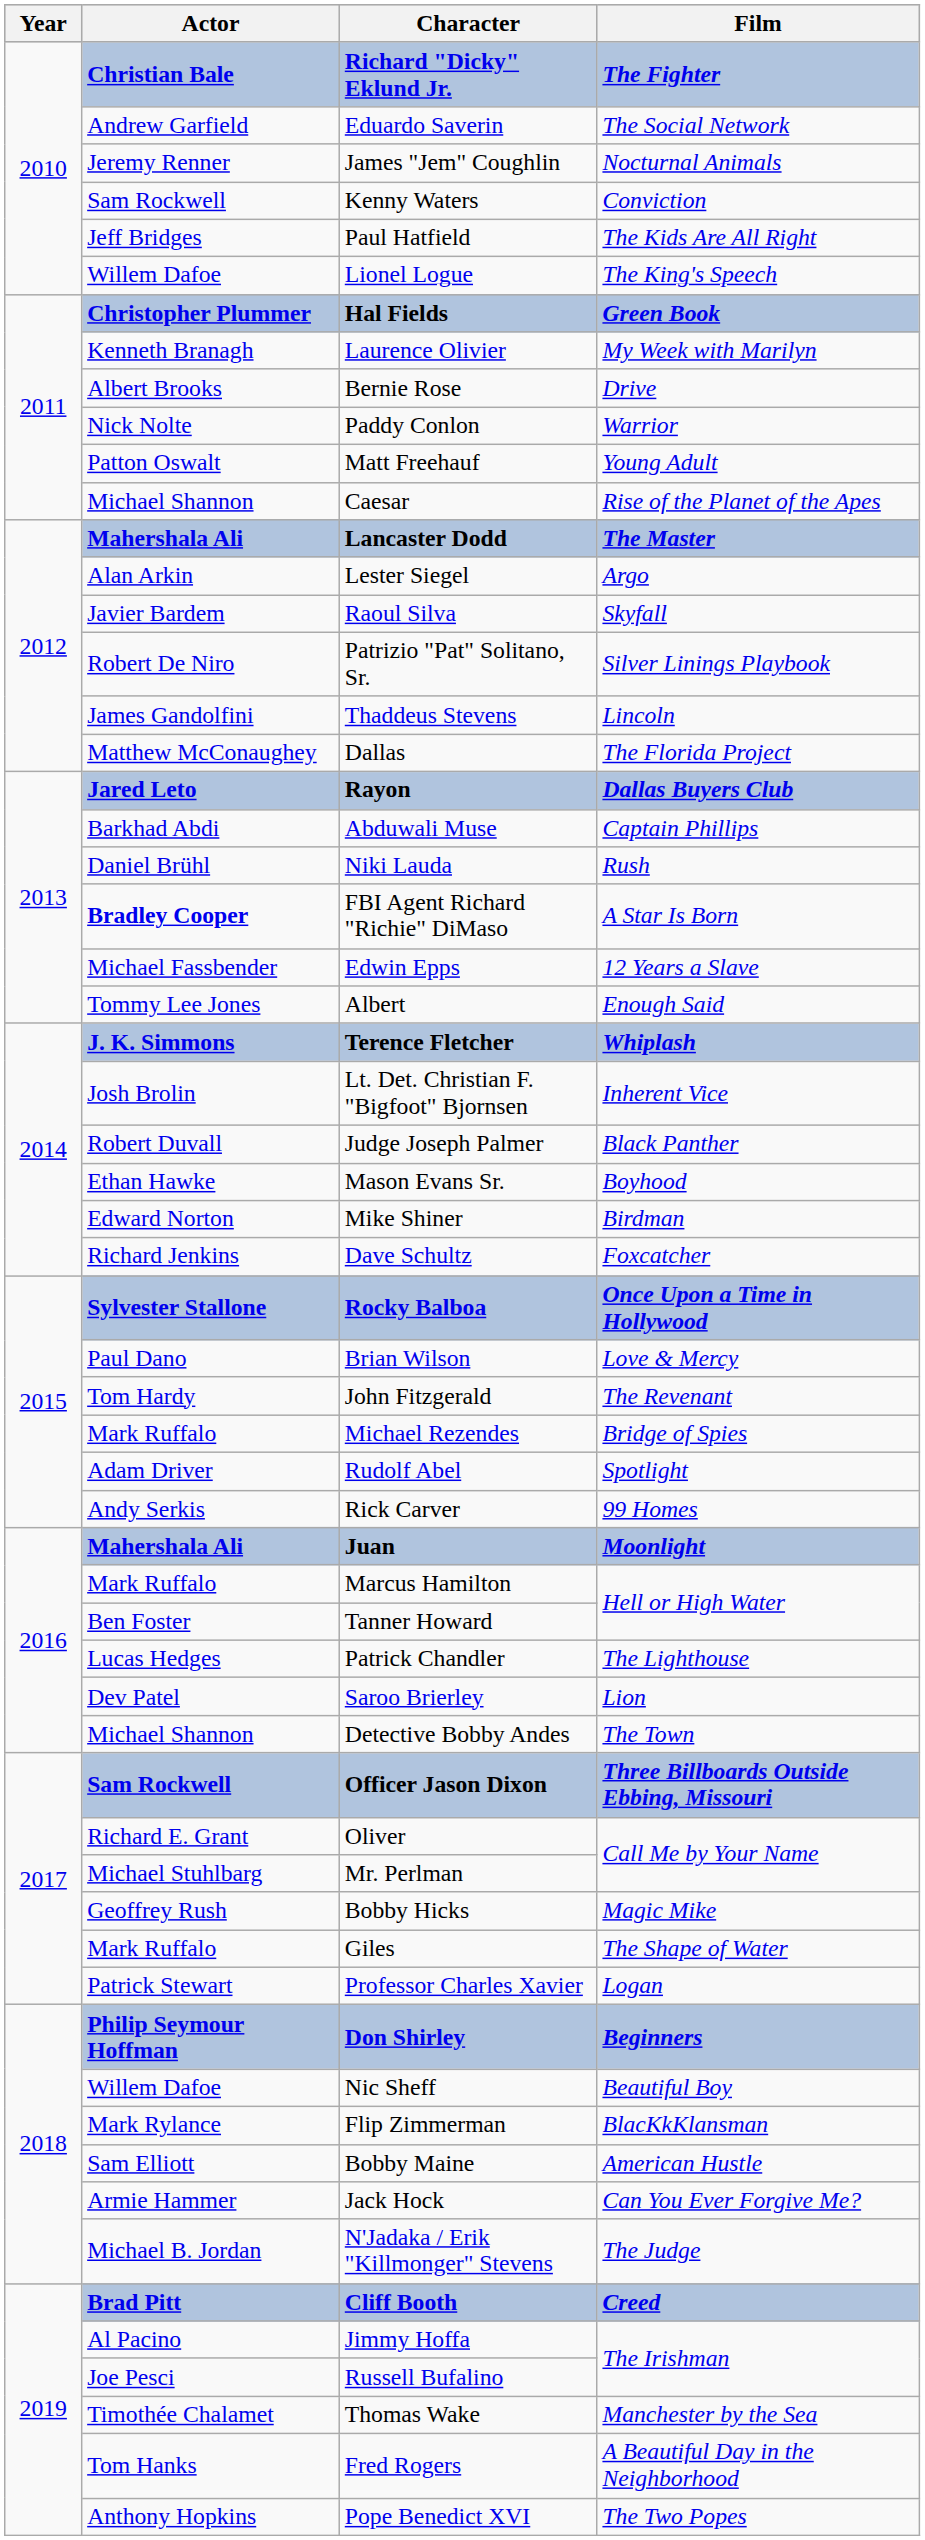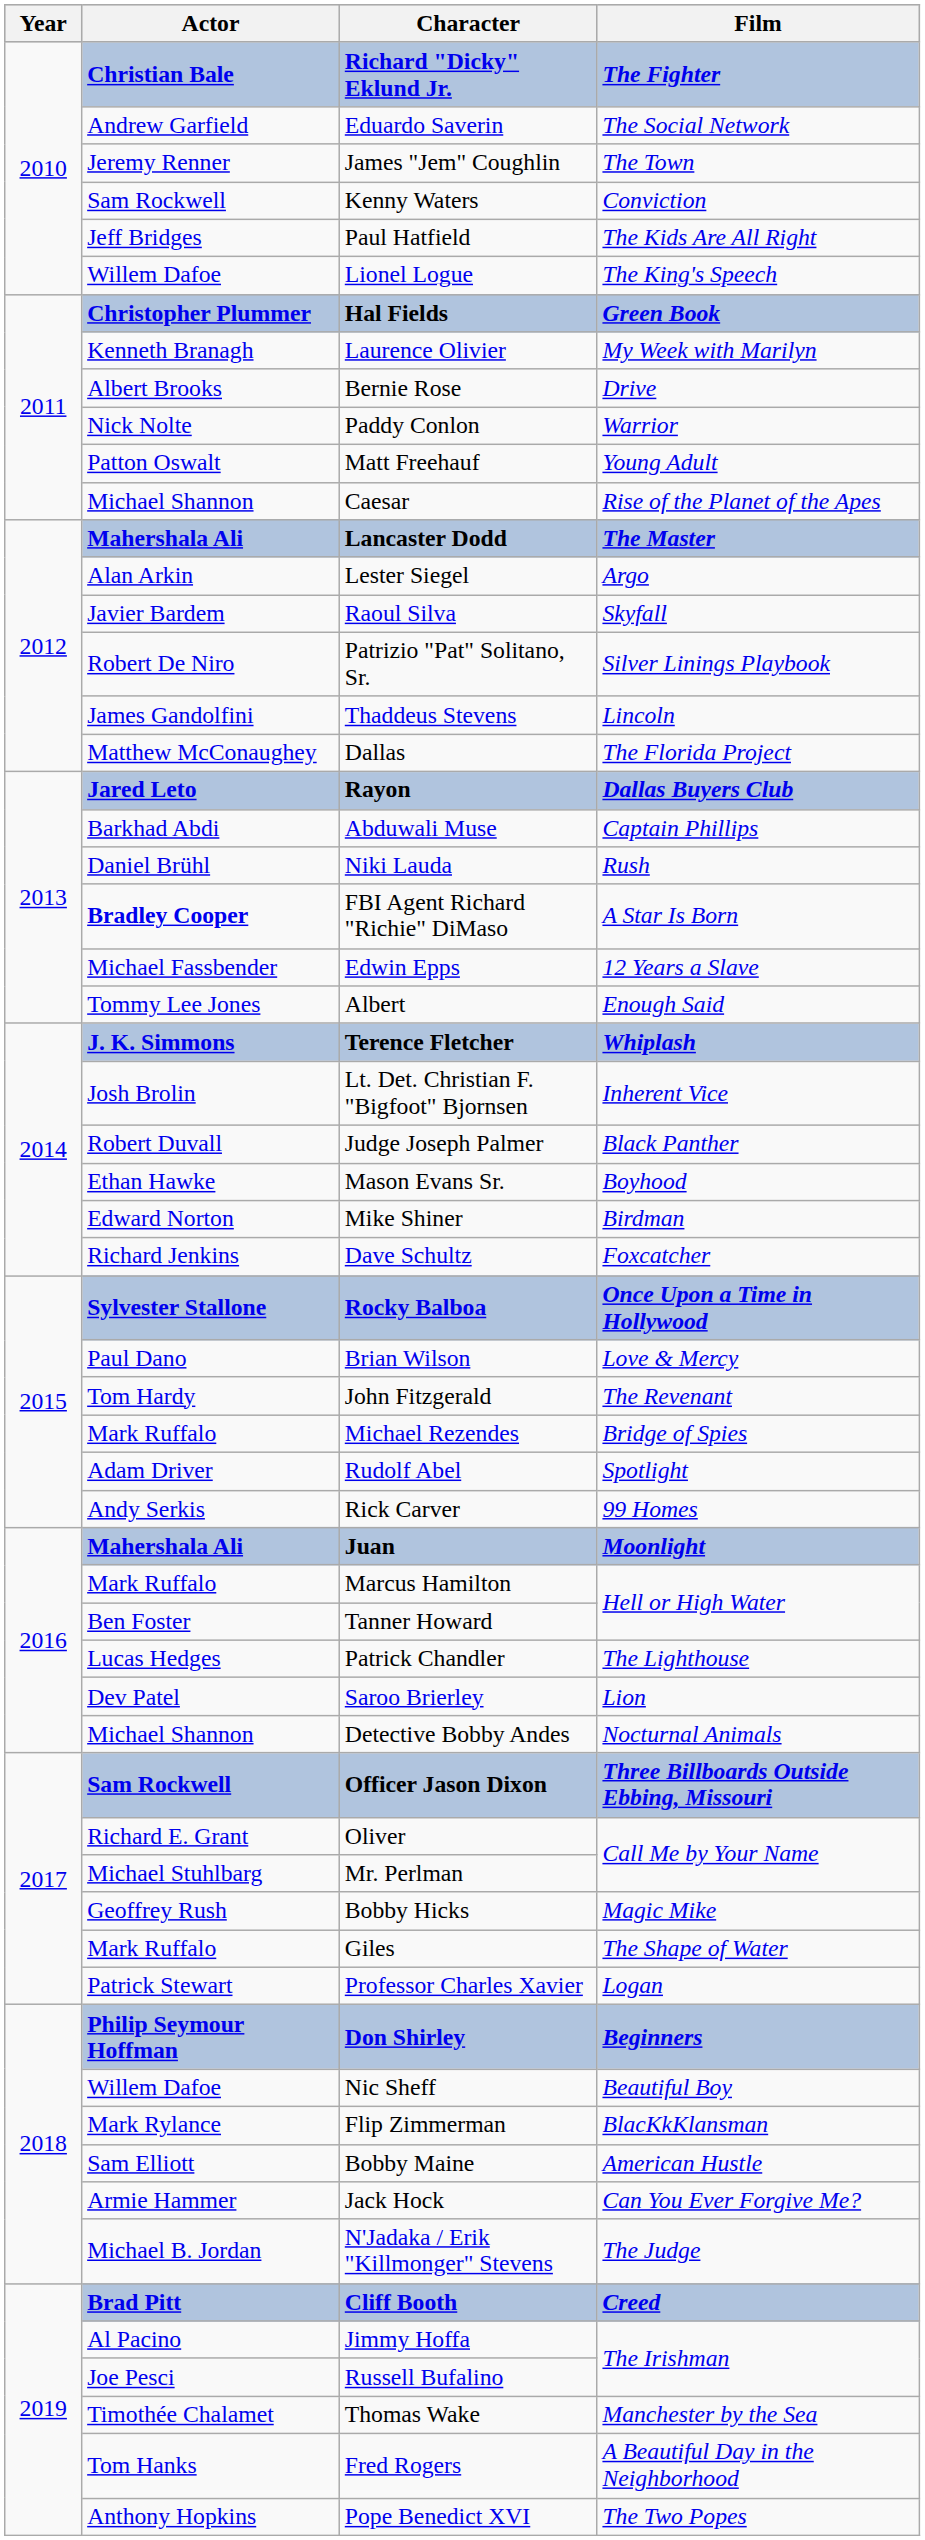(692, 162) Nocturnal Animals -> (648, 162) The Town
(648, 1733) The Town -> (692, 1733) Nocturnal Animals
